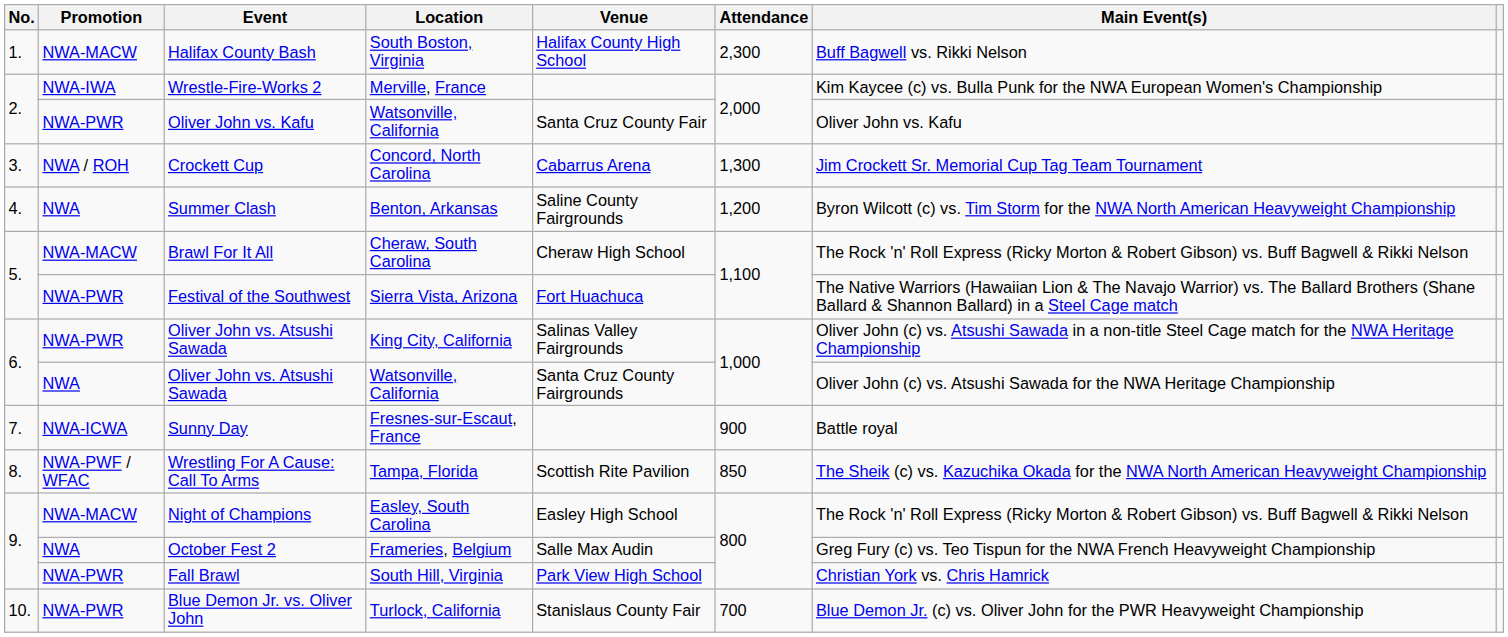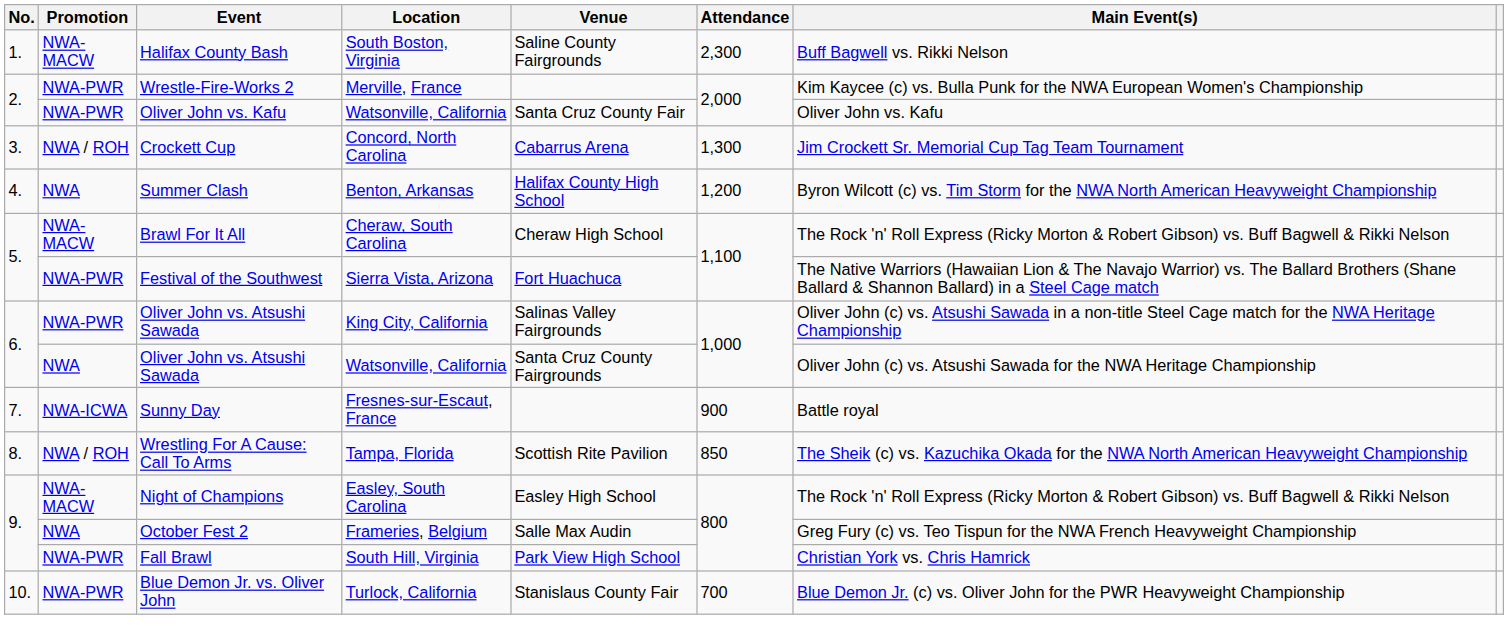(608, 52) Halifax County High School -> (565, 52) Saline County Fairgrounds
(79, 87) NWA-IWA -> (83, 87) NWA-PWR
(587, 209) Saline County Fairgrounds -> (586, 191) Halifax County High School
(87, 471) NWA-PWF / WFAC -> (86, 453) NWA / ROH
